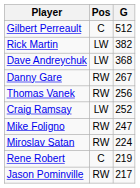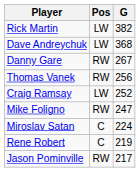- row: (44, 29)
(101, 142) RW -> (101, 126) C
